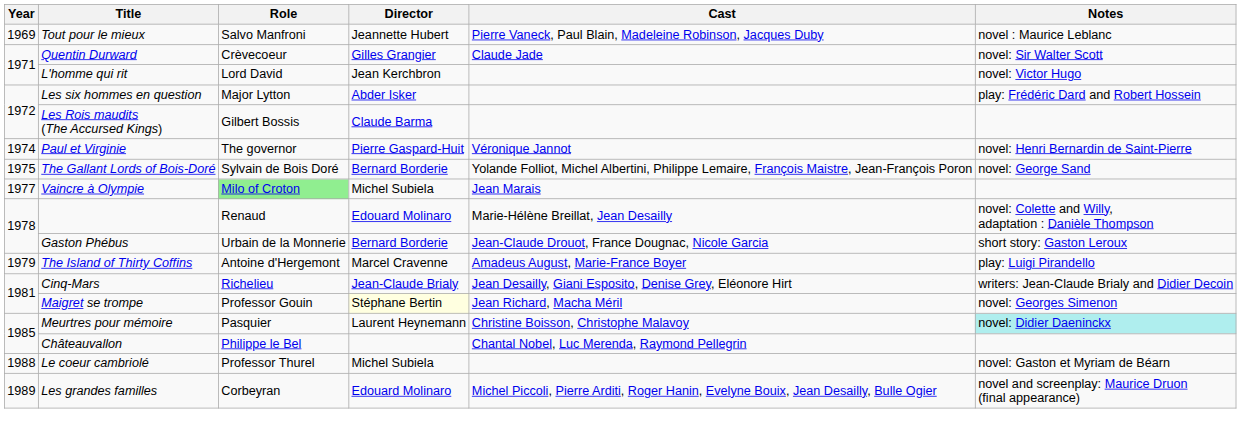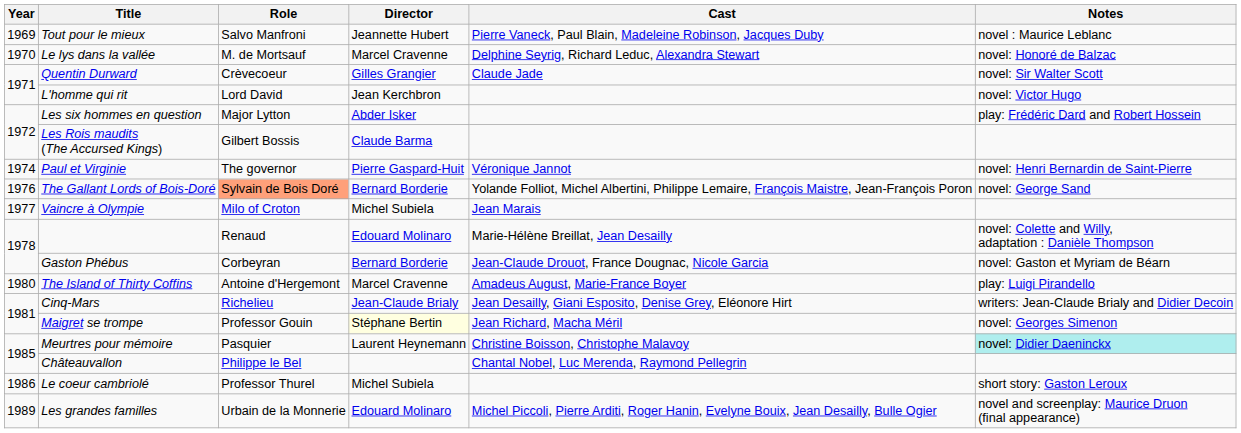+ row: (98, 54)
(21, 169) 1975 -> (21, 189) 1976
(280, 169) no background -> (280, 189) lightsalmon background
(261, 189) lightgreen background -> (261, 209) no background
(283, 243) Urbain de la Monnerie -> (251, 263) Corbeyran
(1053, 243) short story: Gaston Leroux -> (1074, 263) novel: Gaston et Myriam de Béarn
(21, 263) 1979 -> (21, 283) 1980
(21, 363) 1988 -> (21, 383) 1986
(1074, 363) novel: Gaston et Myriam de Béarn -> (1053, 383) short story: Gaston Leroux
(251, 390) Corbeyran -> (283, 410) Urbain de la Monnerie
